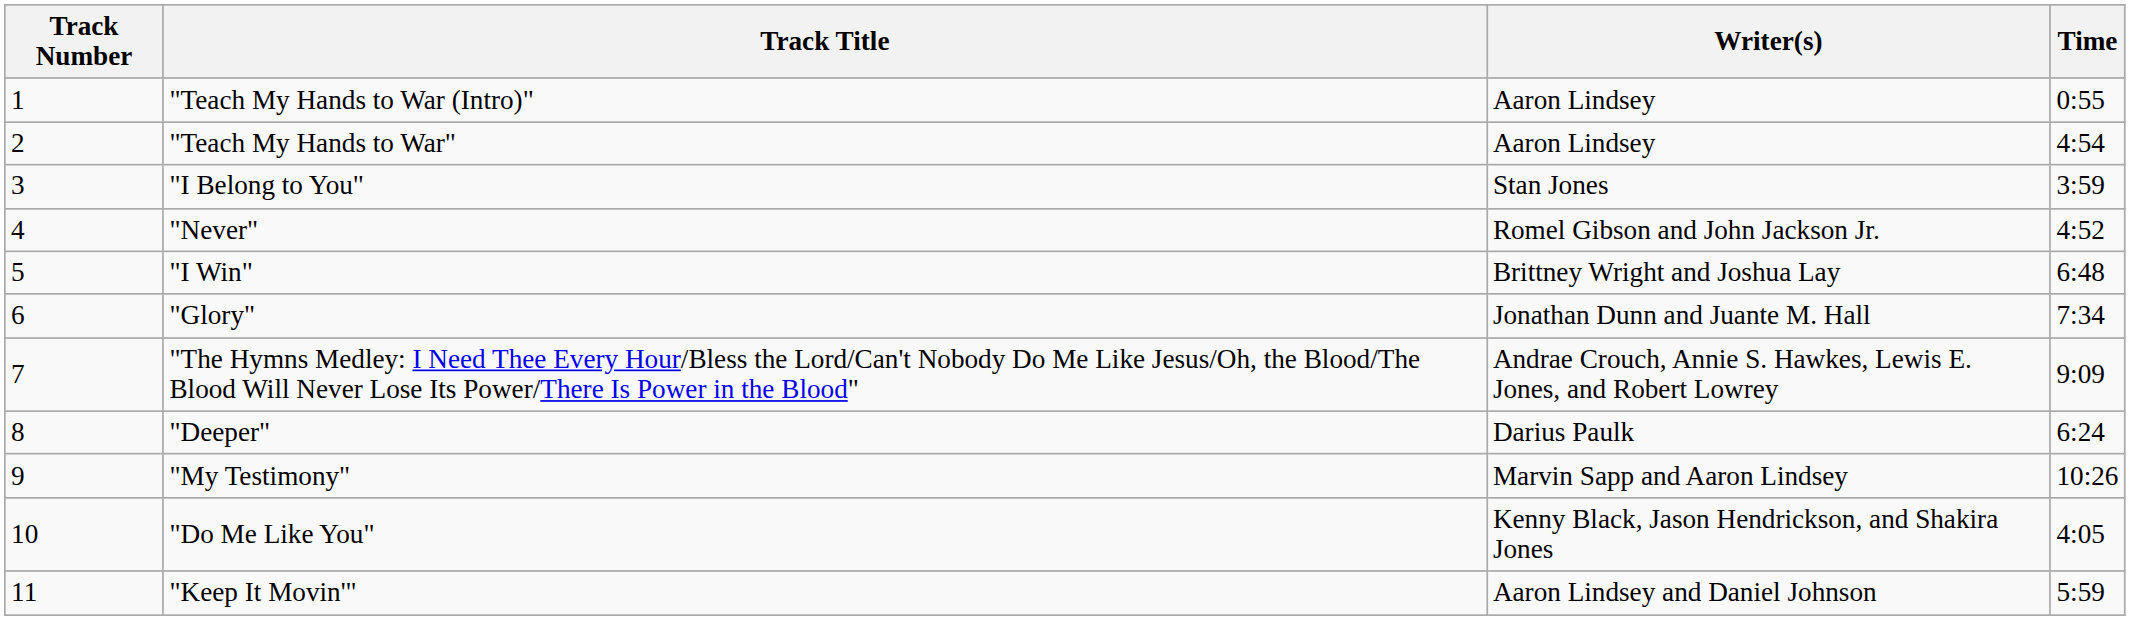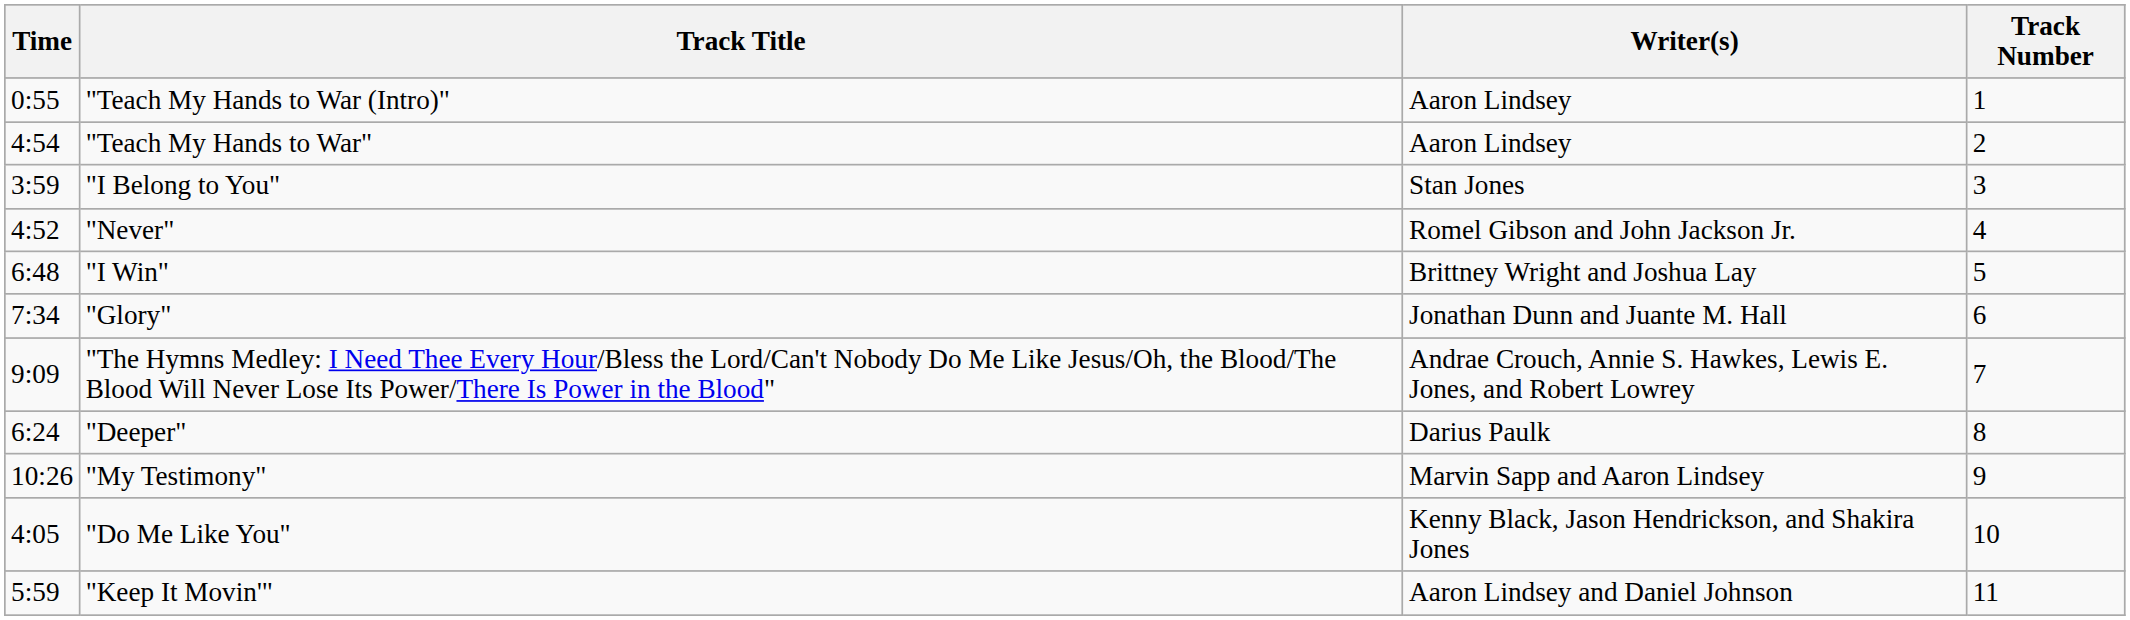columns swapped: (84, 41) <-> (2087, 41)
